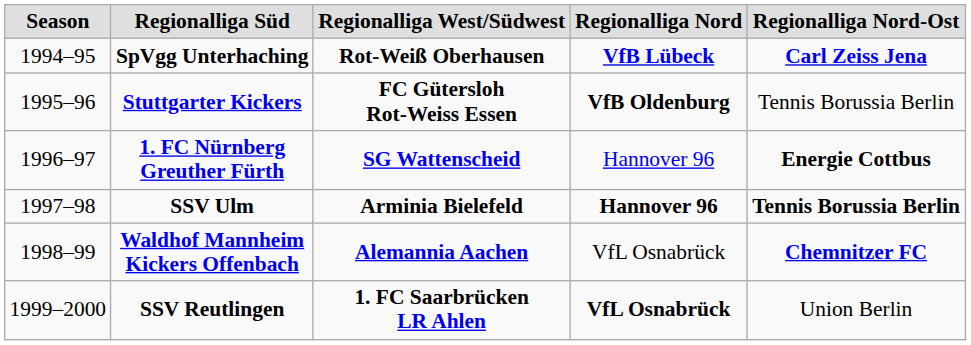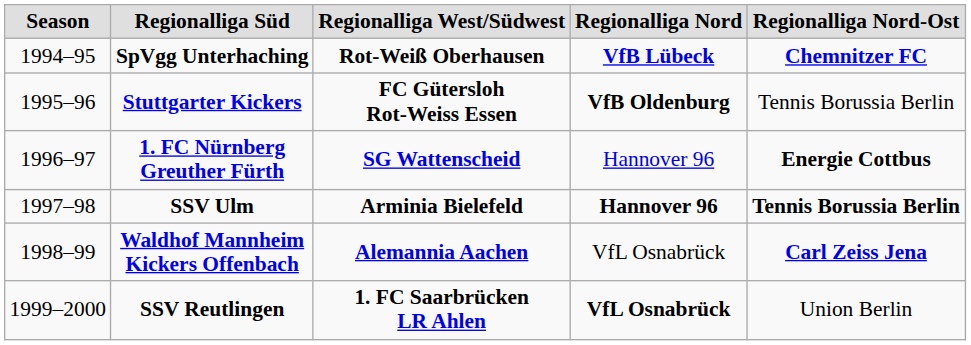(856, 55) Carl Zeiss Jena -> (856, 55) Chemnitzer FC
(856, 251) Chemnitzer FC -> (856, 251) Carl Zeiss Jena
